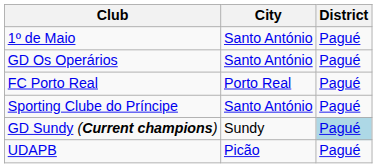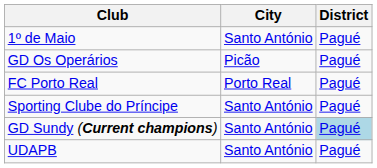(268, 60) Santo António -> (242, 60) Picão
(244, 128) Sundy -> (268, 128) Santo António
(242, 151) Picão -> (268, 151) Santo António
